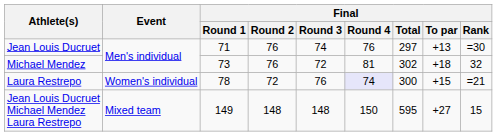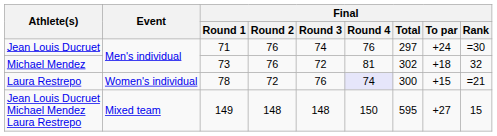(442, 47) +13 -> (442, 47) +24
